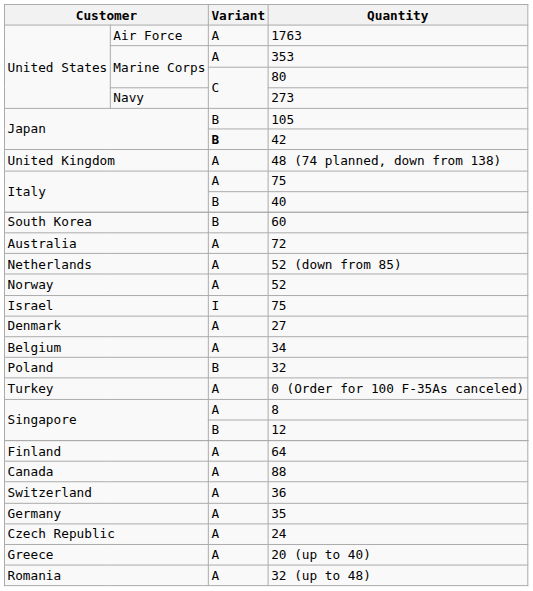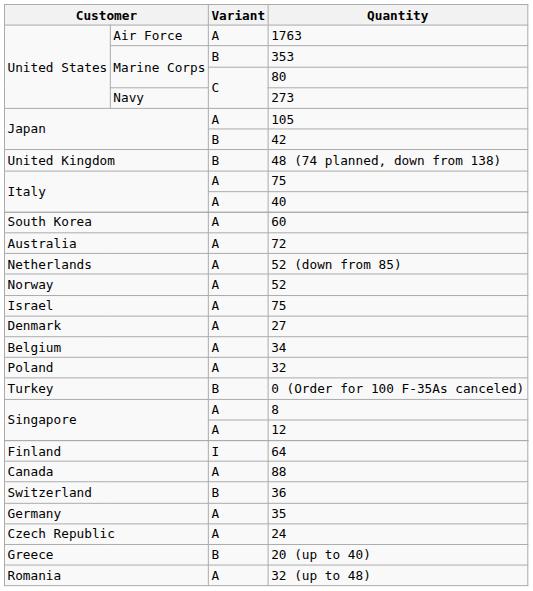(215, 56) A -> (215, 56) B
(215, 119) B -> (215, 119) A
(215, 139) bold -> (215, 139) normal
(215, 160) A -> (215, 160) B
(215, 202) B -> (215, 202) A
(215, 223) B -> (215, 223) A
(215, 306) I -> (215, 306) A
(215, 368) B -> (215, 368) A
(215, 389) A -> (215, 389) B
(215, 430) B -> (215, 430) A
(215, 451) A -> (215, 451) I
(215, 492) A -> (215, 492) B
(215, 555) A -> (215, 555) B
